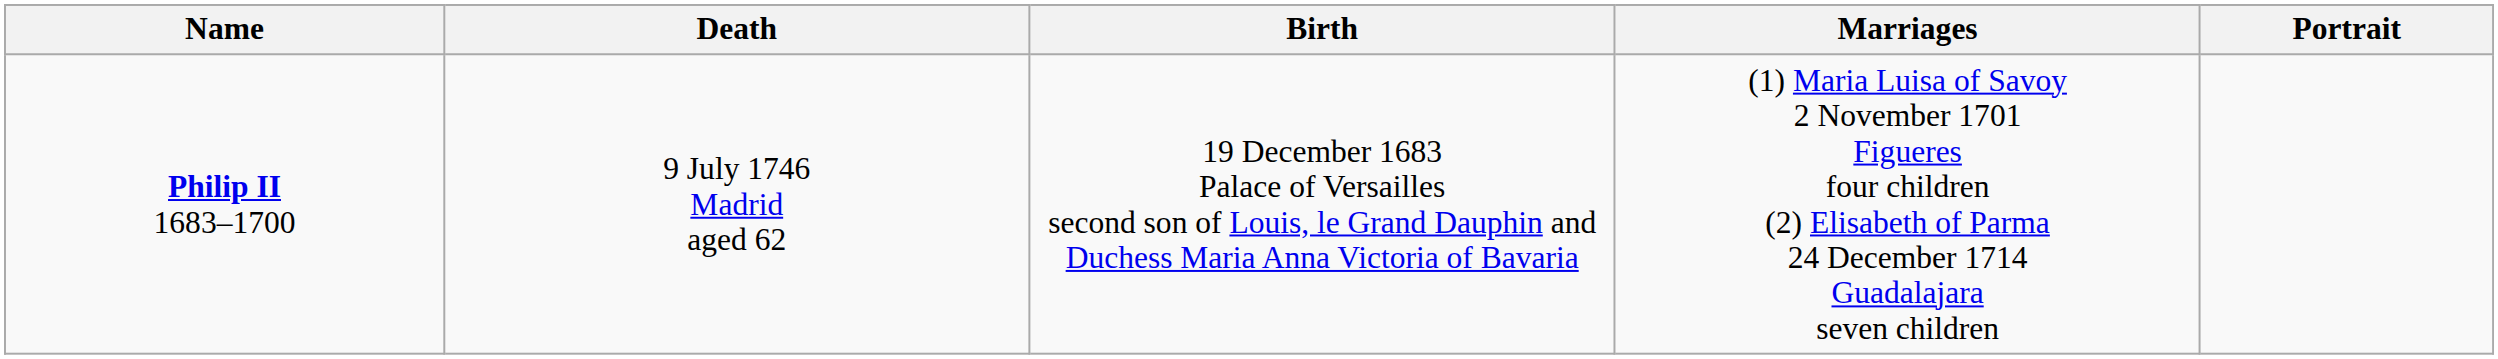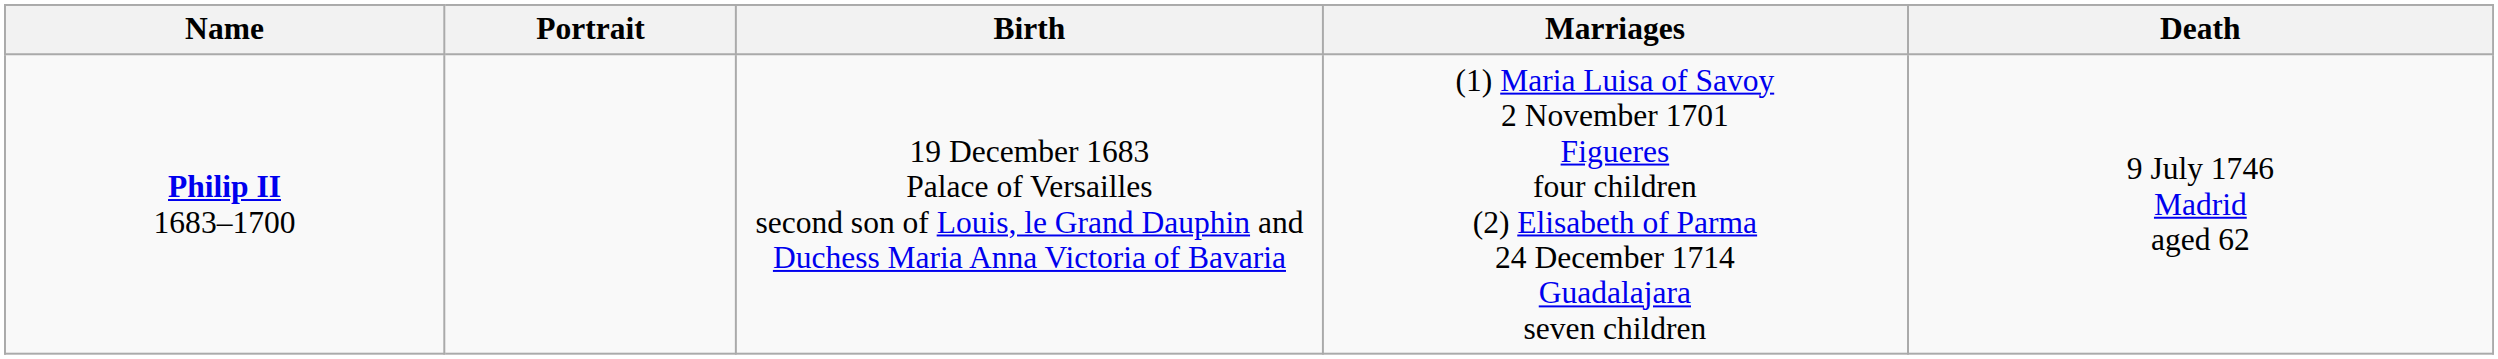columns swapped: (2347, 29) <-> (737, 29)
